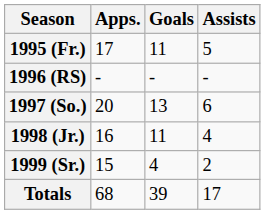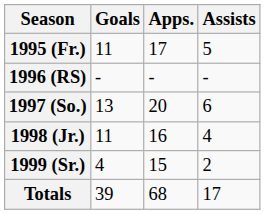columns swapped: (118, 19) <-> (171, 19)
